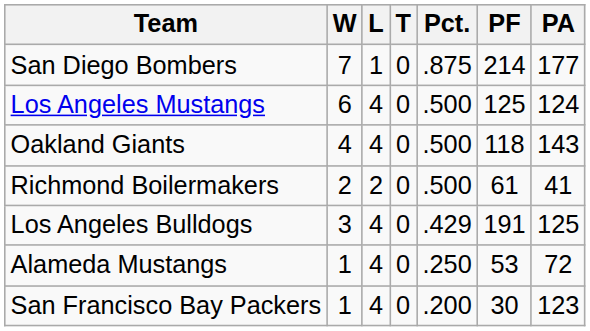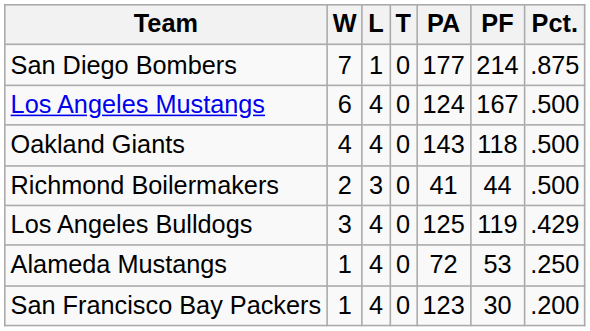columns swapped: (447, 24) <-> (558, 24)
(504, 104) 125 -> (497, 104) 167
(376, 184) 2 -> (376, 184) 3
(504, 184) 61 -> (497, 184) 44
(504, 225) 191 -> (497, 225) 119
